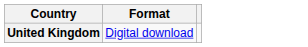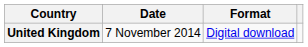+ column: (153, 14)
